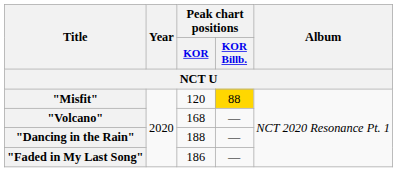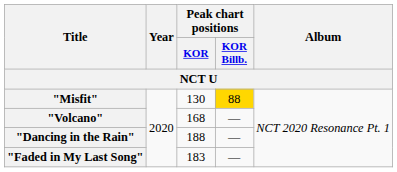(196, 98) 120 -> (196, 98) 130
(196, 157) 186 -> (196, 157) 183
